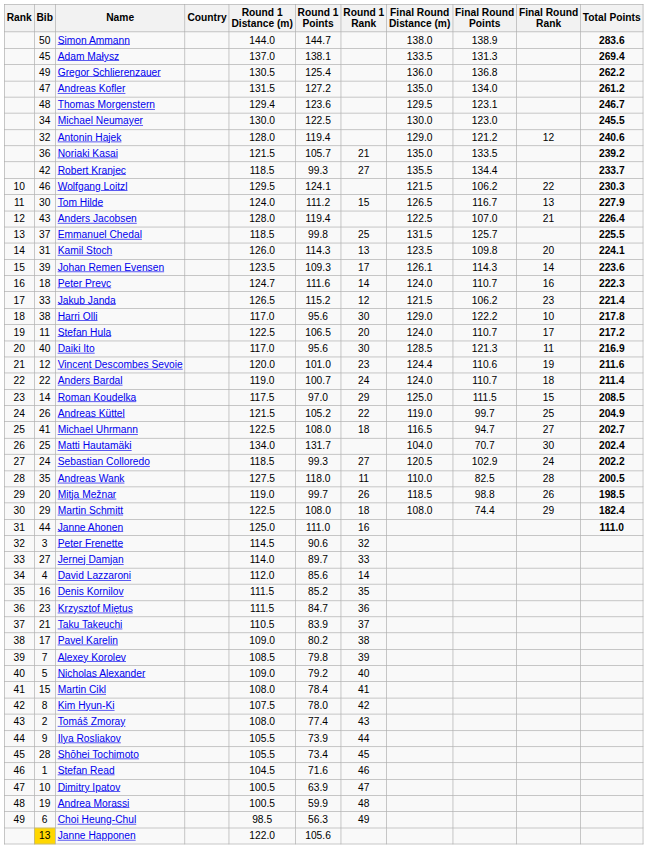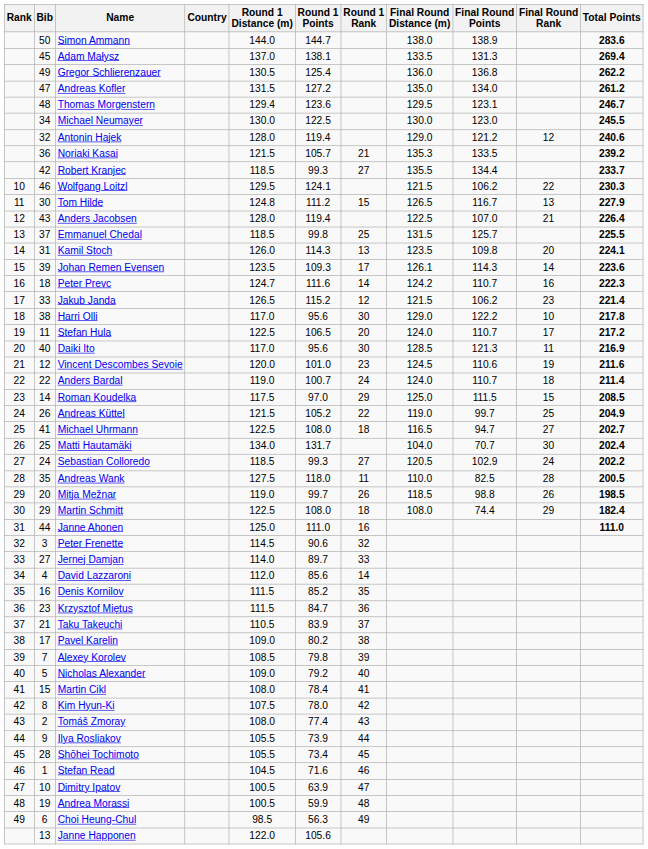(420, 154) 135.0 -> (420, 154) 135.3
(262, 202) 124.0 -> (262, 202) 124.8
(420, 283) 124.0 -> (420, 283) 124.2
(420, 365) 124.4 -> (420, 365) 124.5
(45, 836) gold background -> (45, 836) no background
